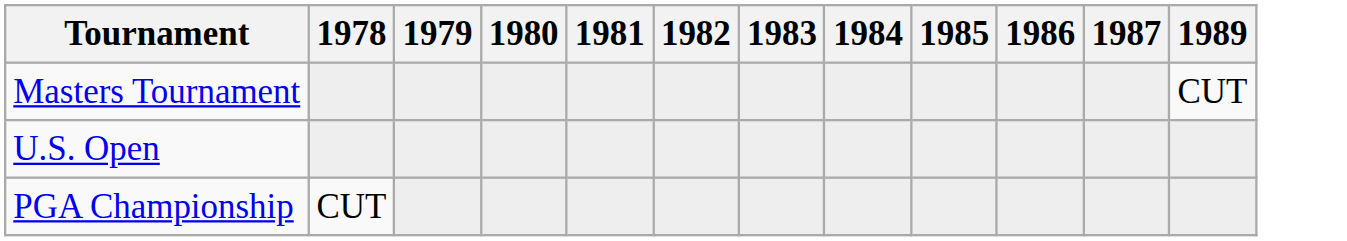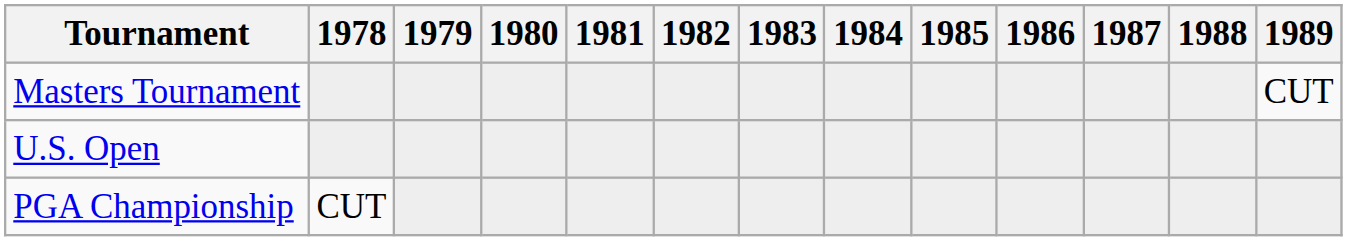+ column: (1213, 33)
